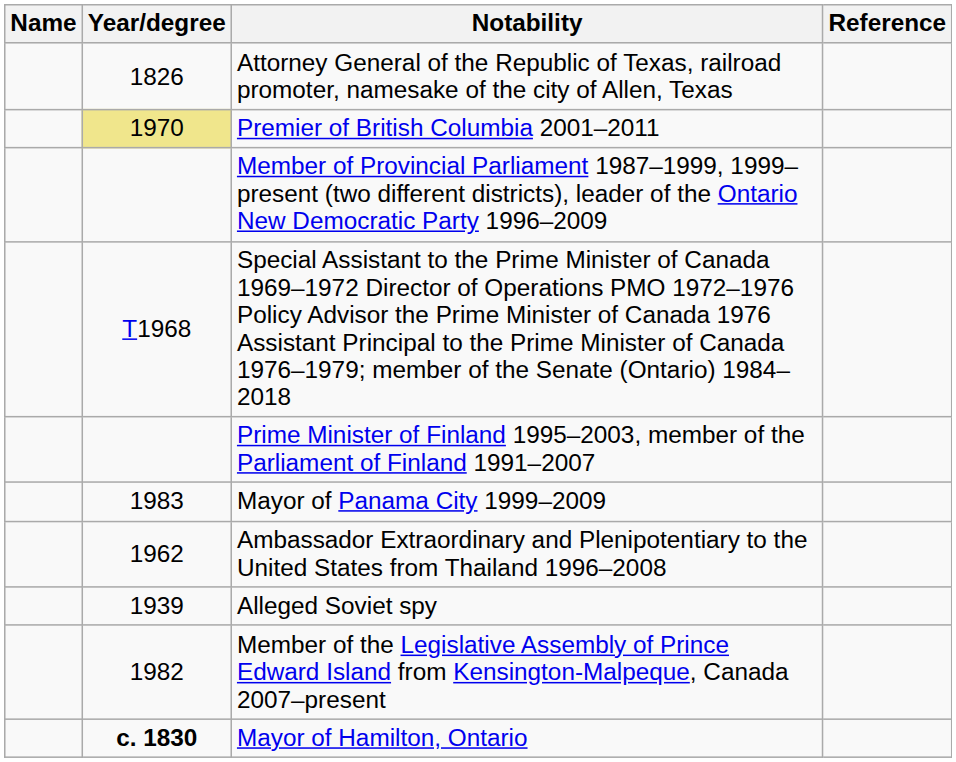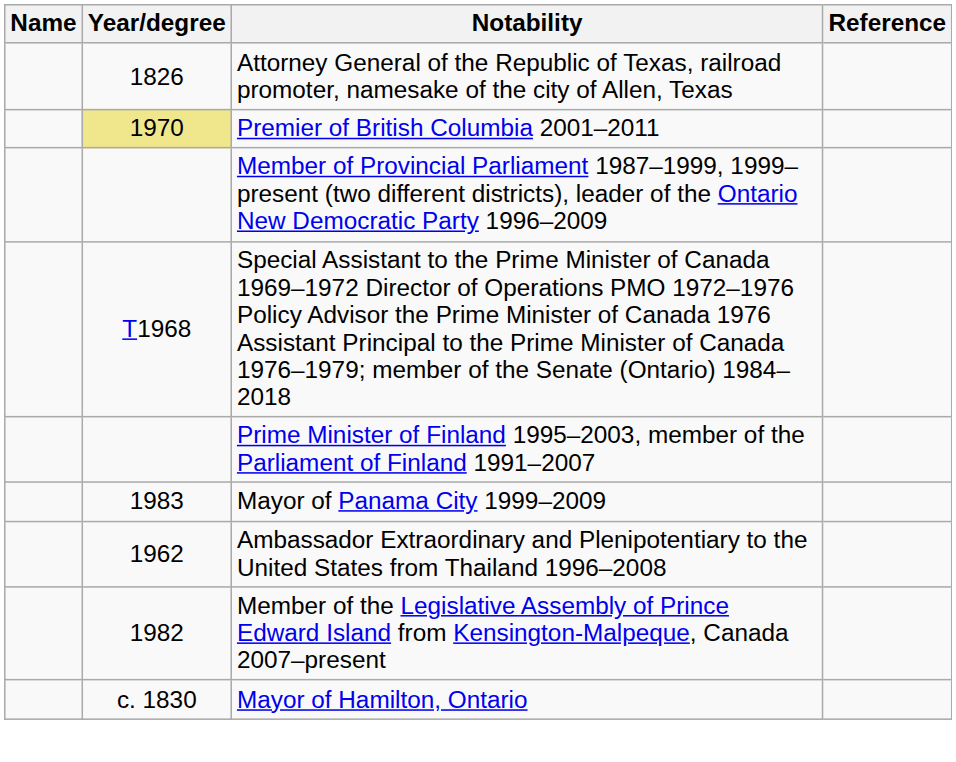- row: (337, 605)
(157, 737) bold -> (157, 699) normal
